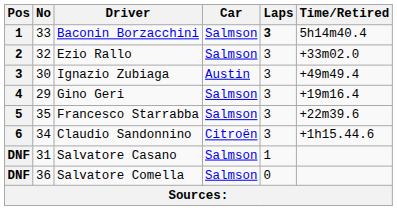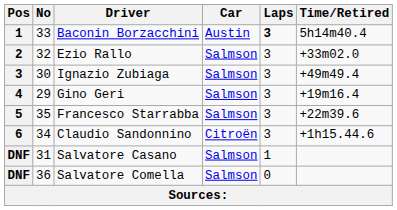(231, 35) Salmson -> (228, 35) Austin
(228, 75) Austin -> (231, 75) Salmson
